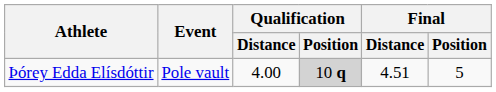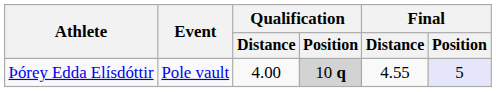(395, 72) 4.51 -> (395, 72) 4.55
(459, 72) no background -> (459, 72) lavender background
